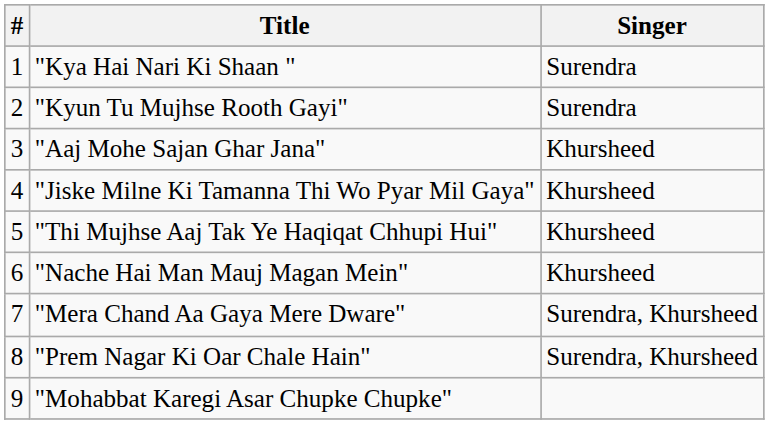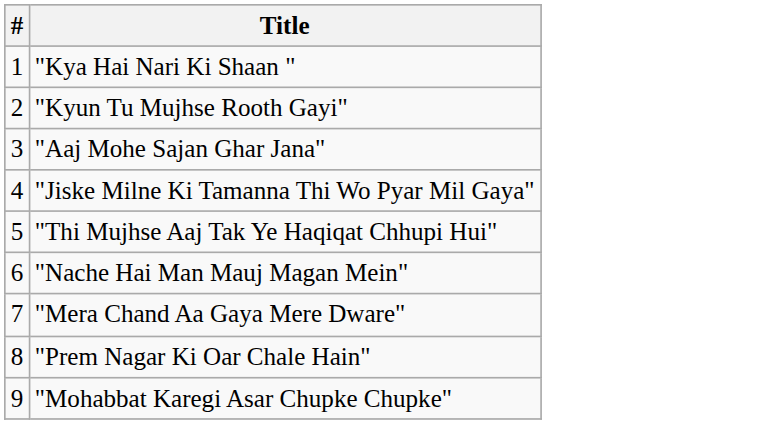- column: (652, 25)
